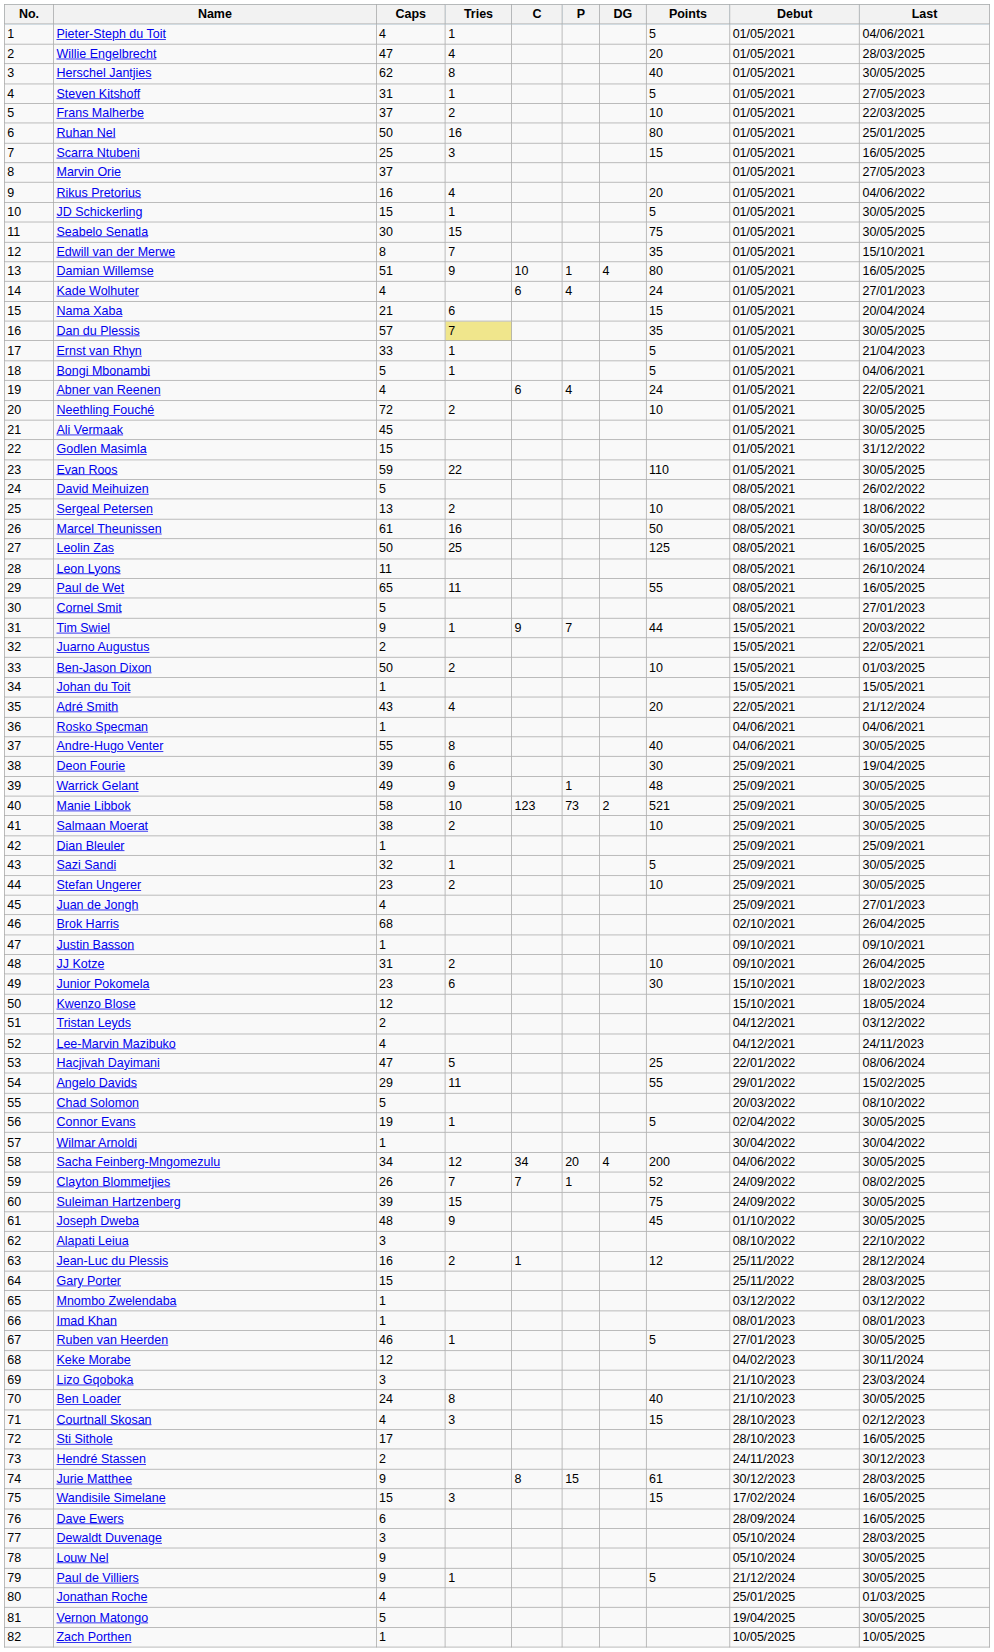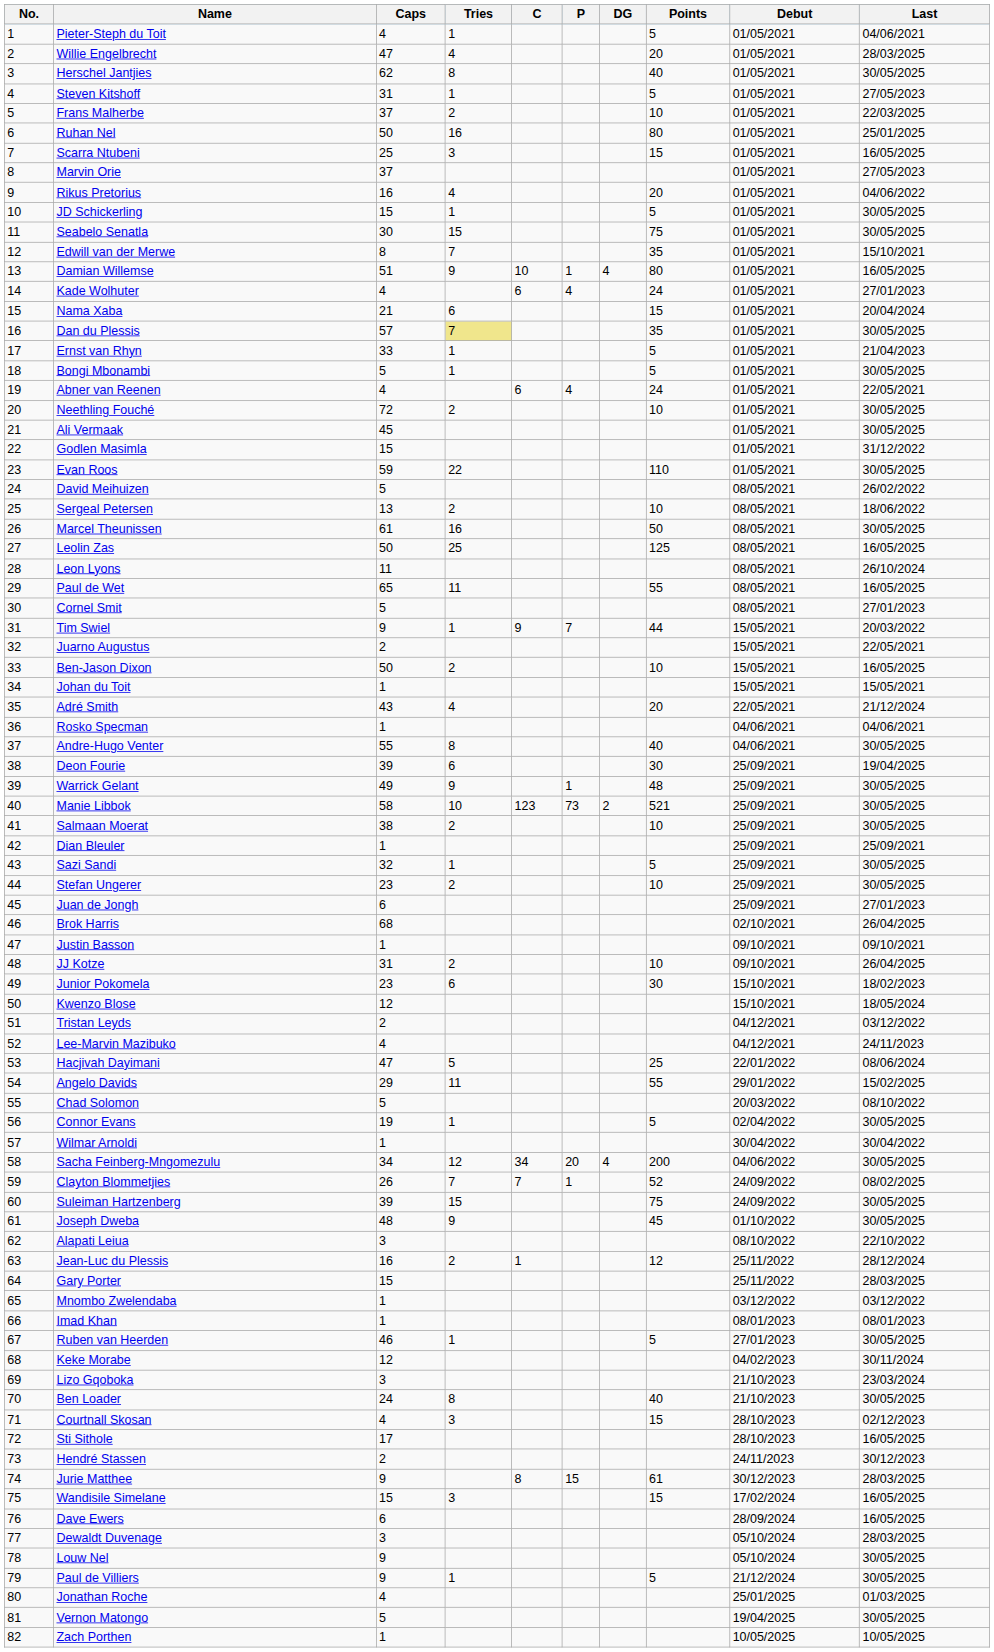(894, 370) 04/06/2021 -> (894, 370) 30/05/2025
(894, 667) 01/03/2025 -> (894, 667) 16/05/2025
(383, 905) 4 -> (383, 905) 6
